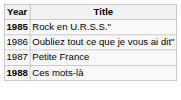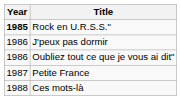+ row: (70, 42)
(17, 73) bold -> (17, 88) normal
